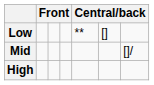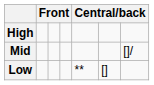rows swapped: (20, 70) <-> (20, 32)
